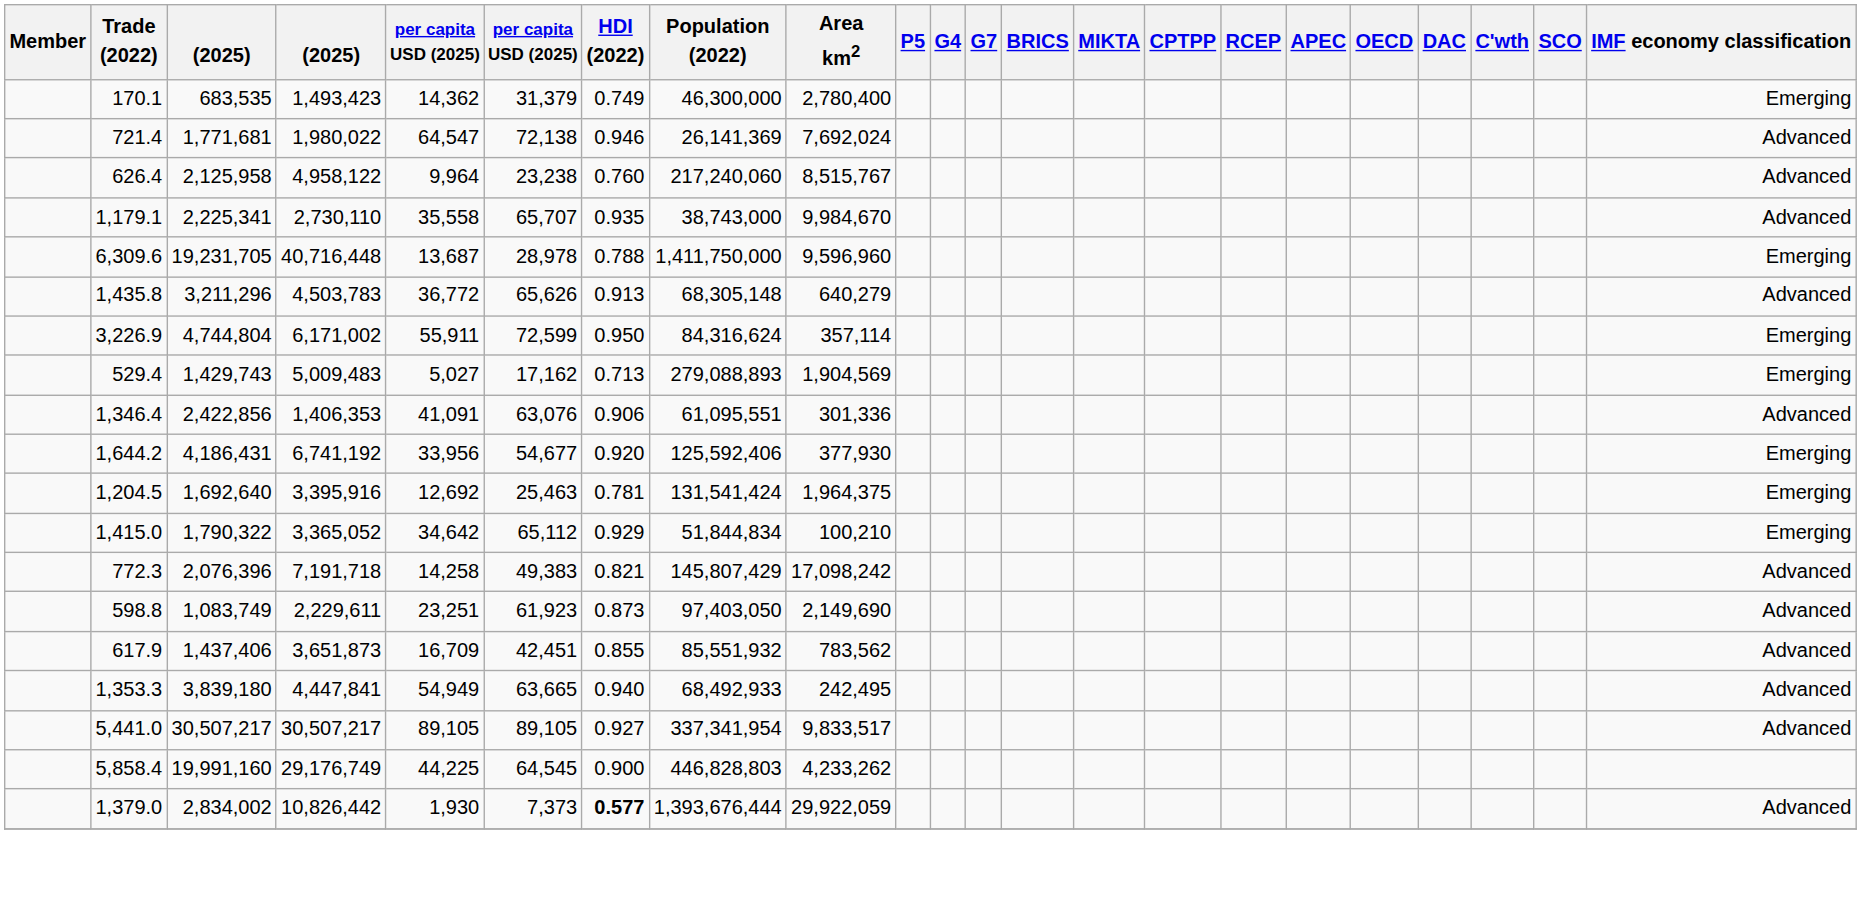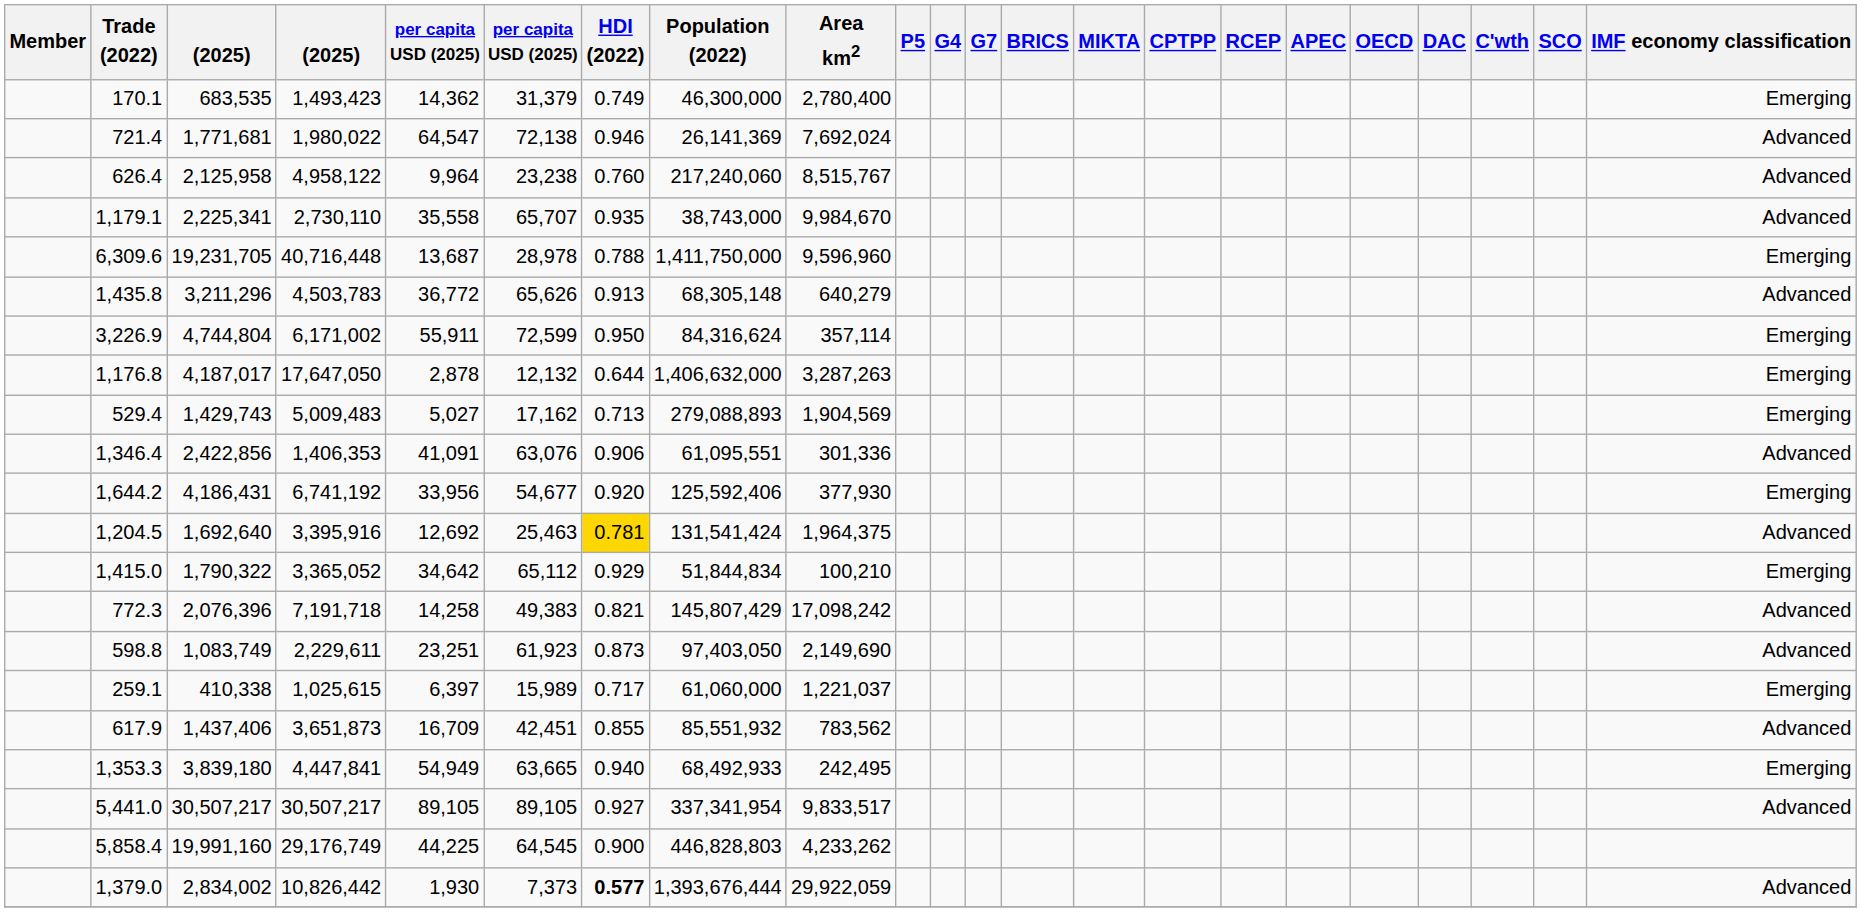+ row: (129, 374)
(619, 493) no background -> (619, 532) gold background
(1808, 493) Emerging -> (1807, 532) Advanced
+ row: (137, 690)
(1807, 690) Advanced -> (1808, 769) Emerging
